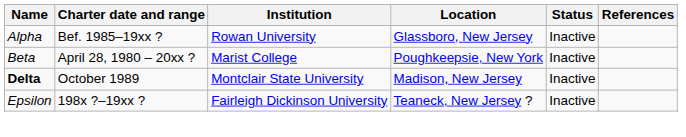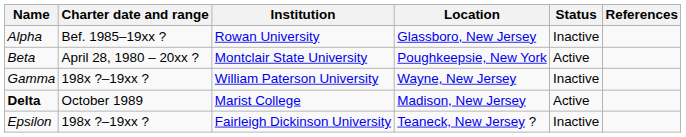(254, 57) Marist College -> (291, 57) Montclair State University
(572, 57) Inactive -> (571, 57) Active
+ row: (31, 79)
(287, 79) Montclair State University -> (258, 100) Marist College
(572, 79) Inactive -> (571, 100) Active
